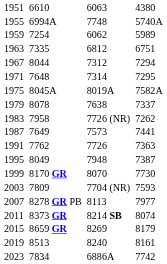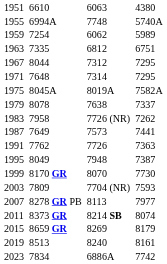(145, 63) 7294 -> (145, 63) 7295
